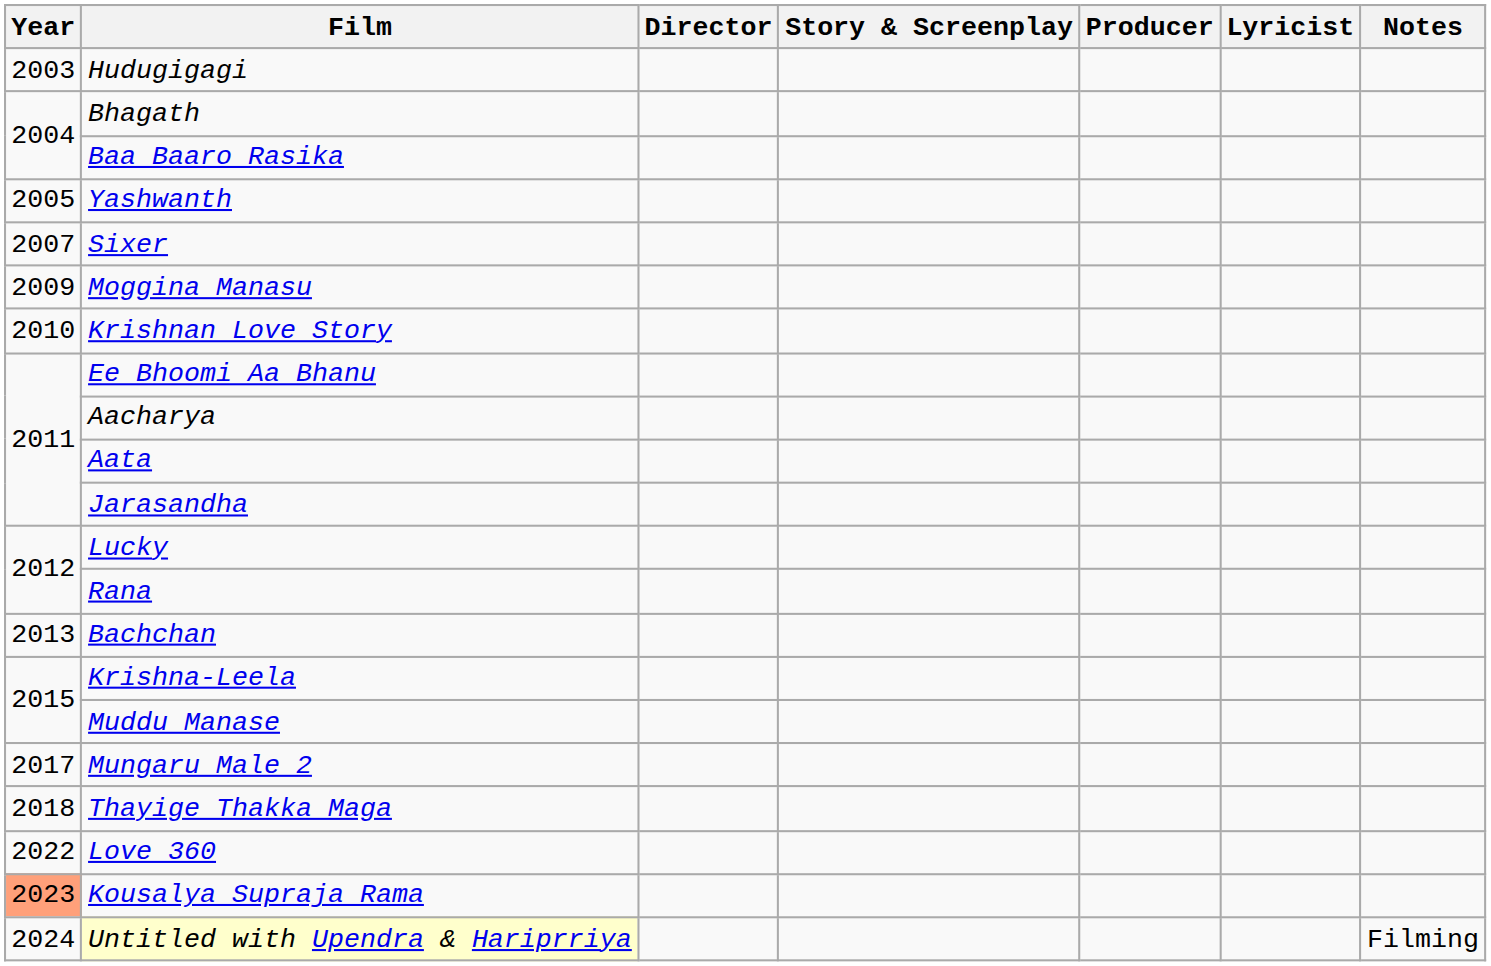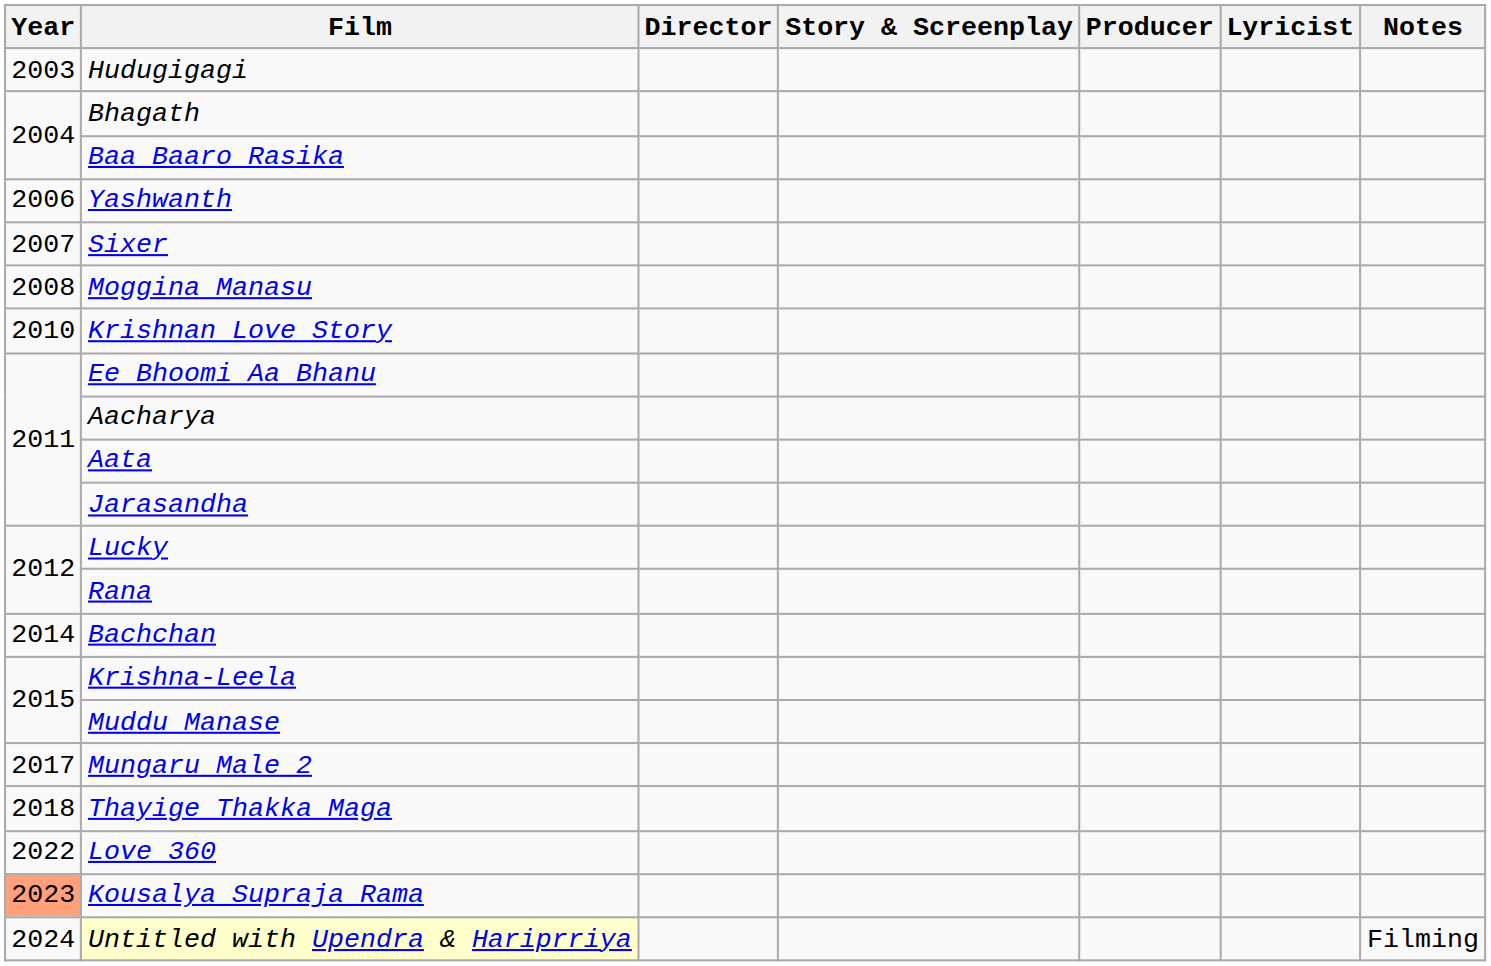(43, 200) 2005 -> (43, 200) 2006
(43, 287) 2009 -> (43, 287) 2008
(43, 635) 2013 -> (43, 635) 2014
